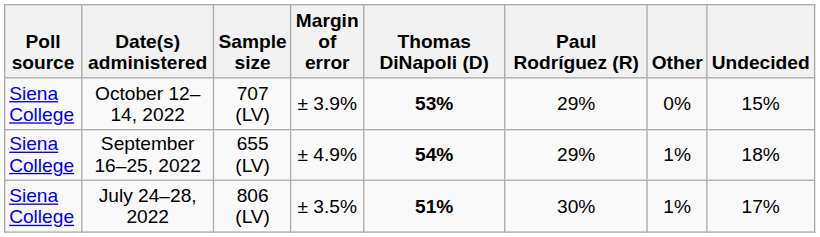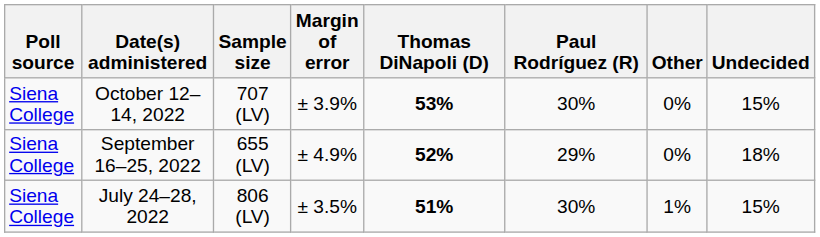(576, 104) 29% -> (576, 104) 30%
(434, 155) 54% -> (434, 155) 52%
(677, 155) 1% -> (677, 155) 0%
(761, 207) 17% -> (761, 207) 15%
